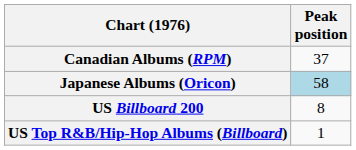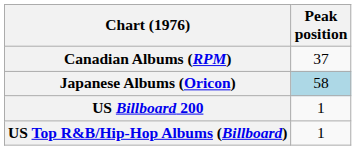(321, 108) 8 -> (321, 108) 1
